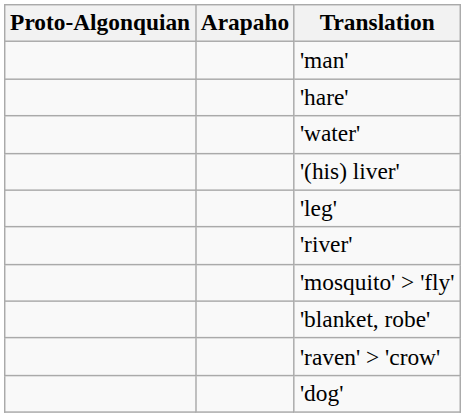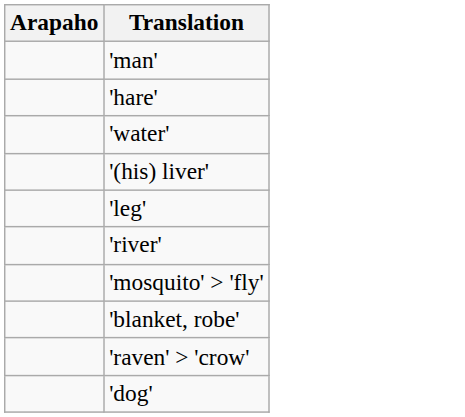- column: (100, 23)
